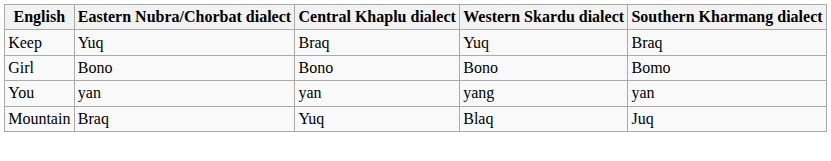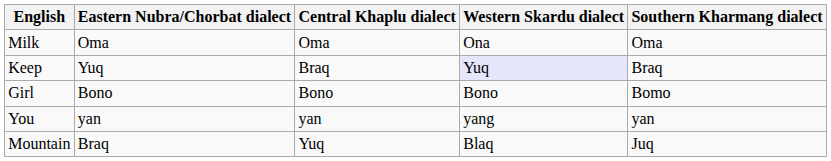+ row: (24, 42)
(476, 42) no background -> (476, 67) lavender background
